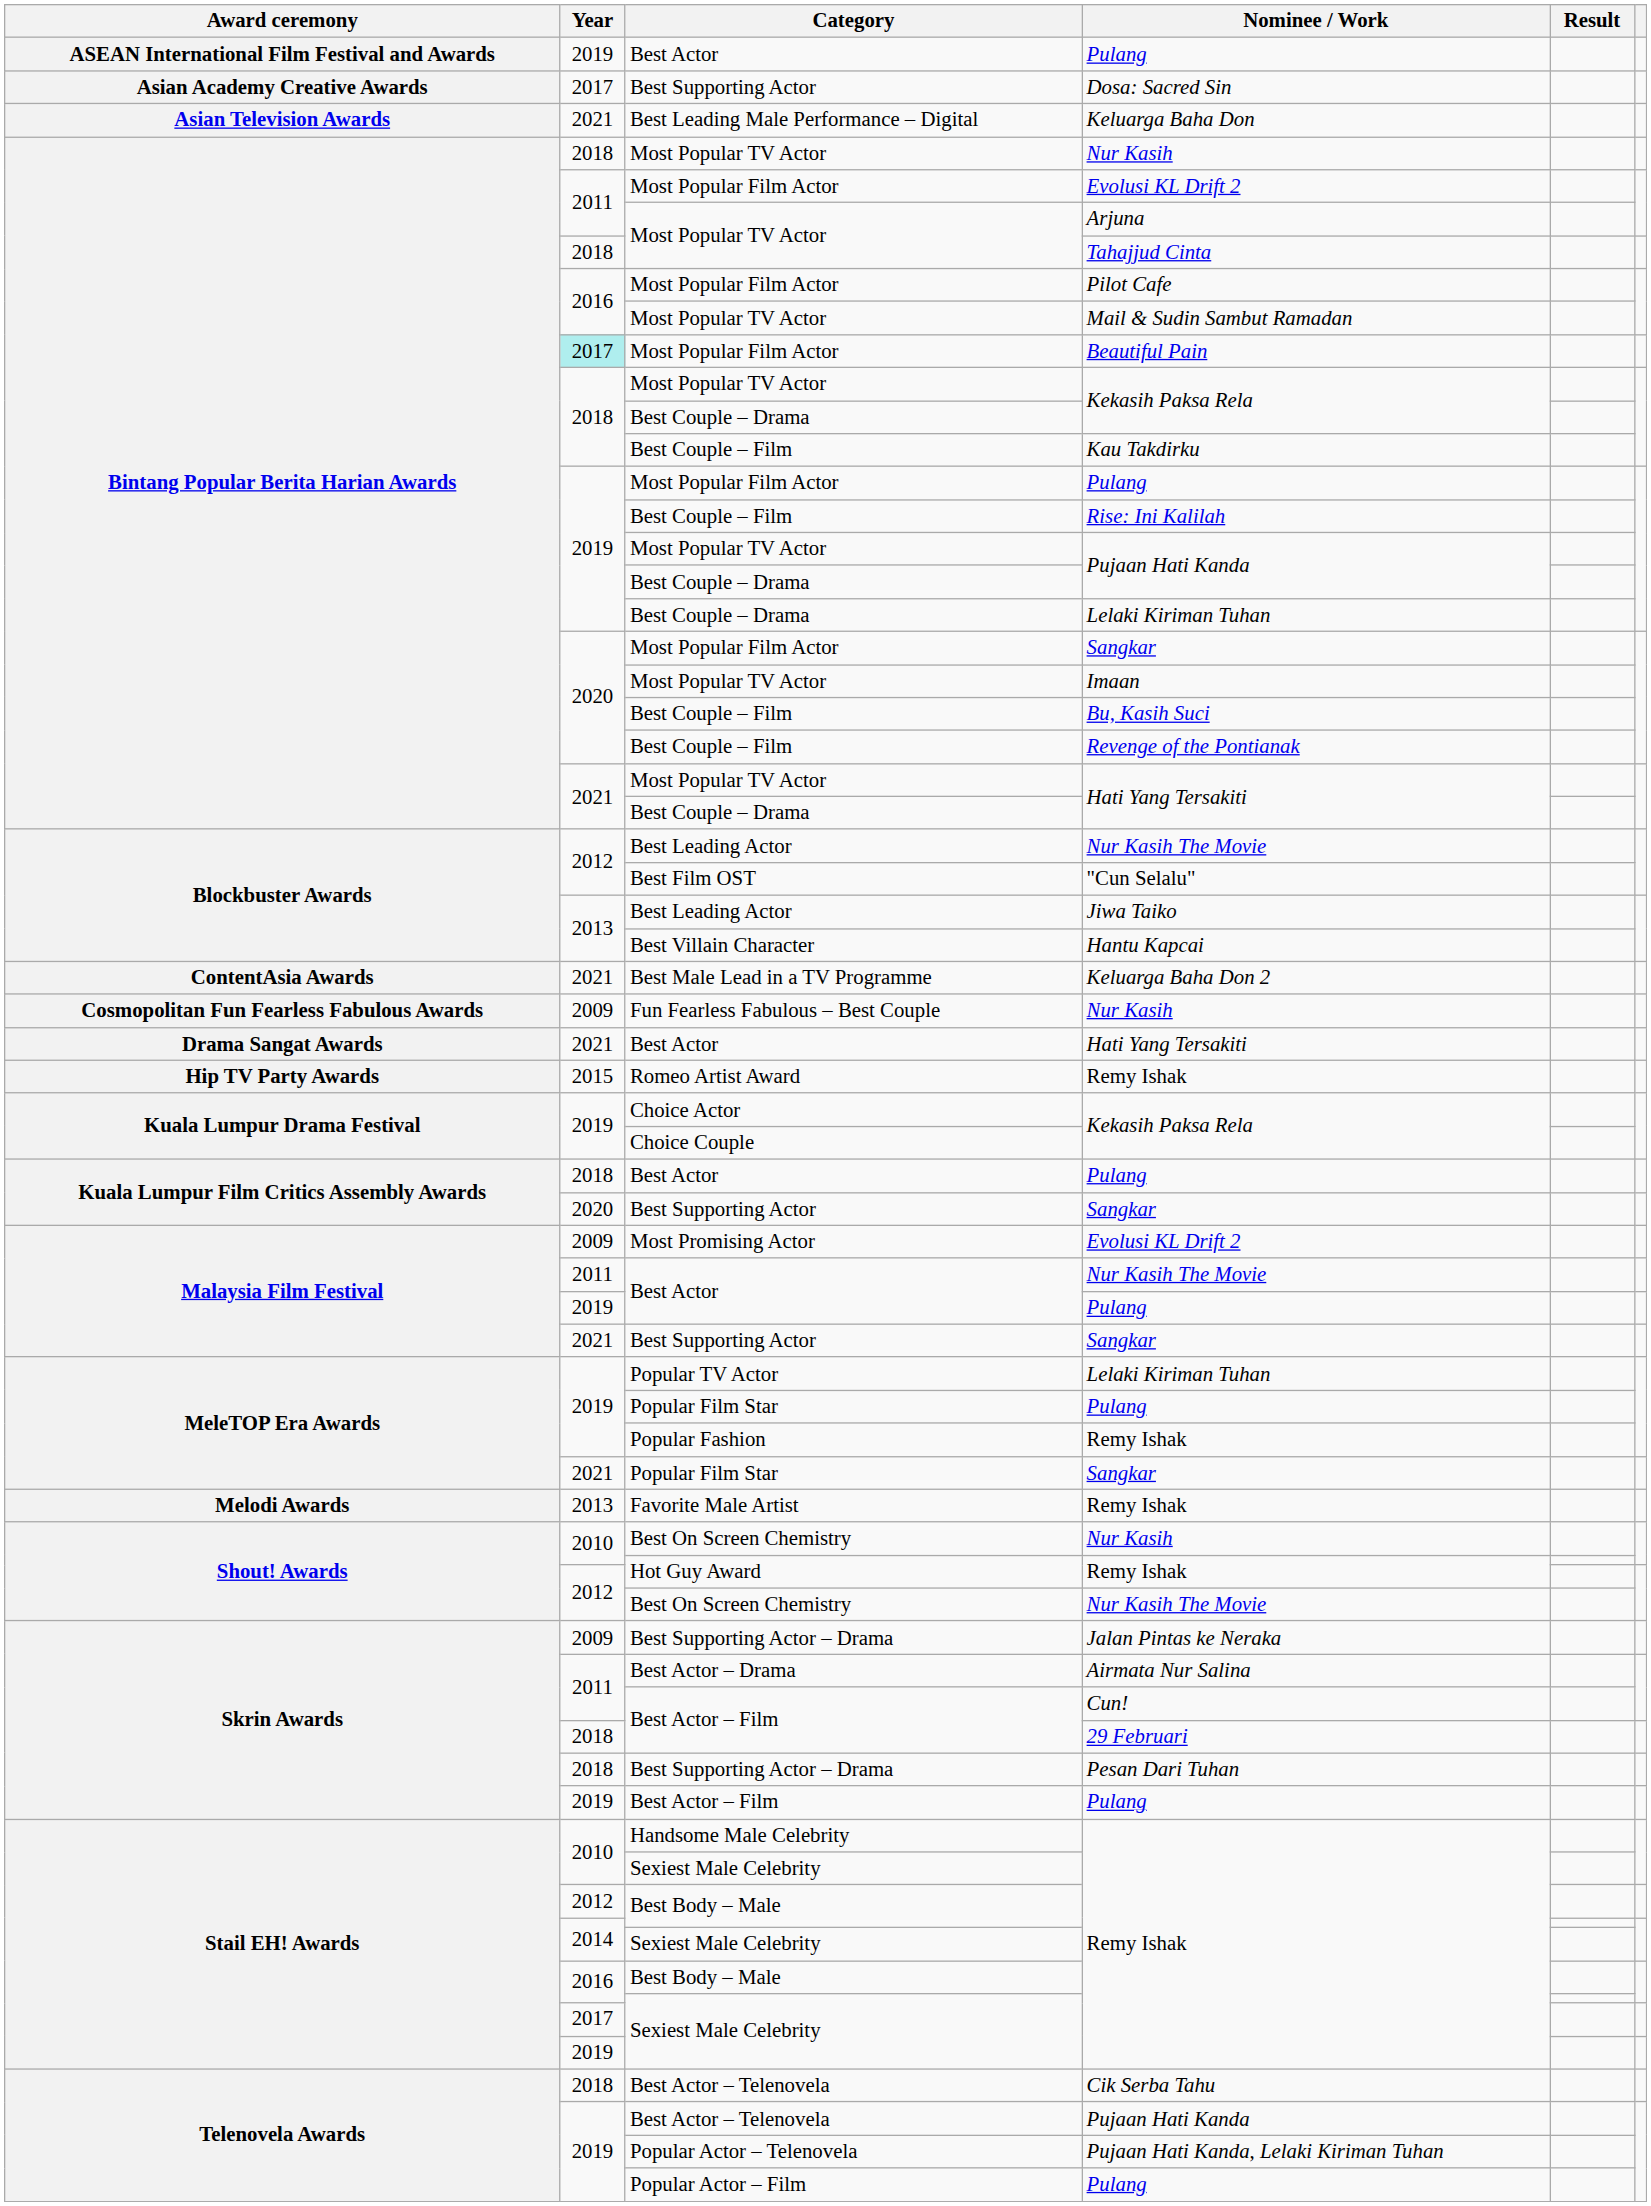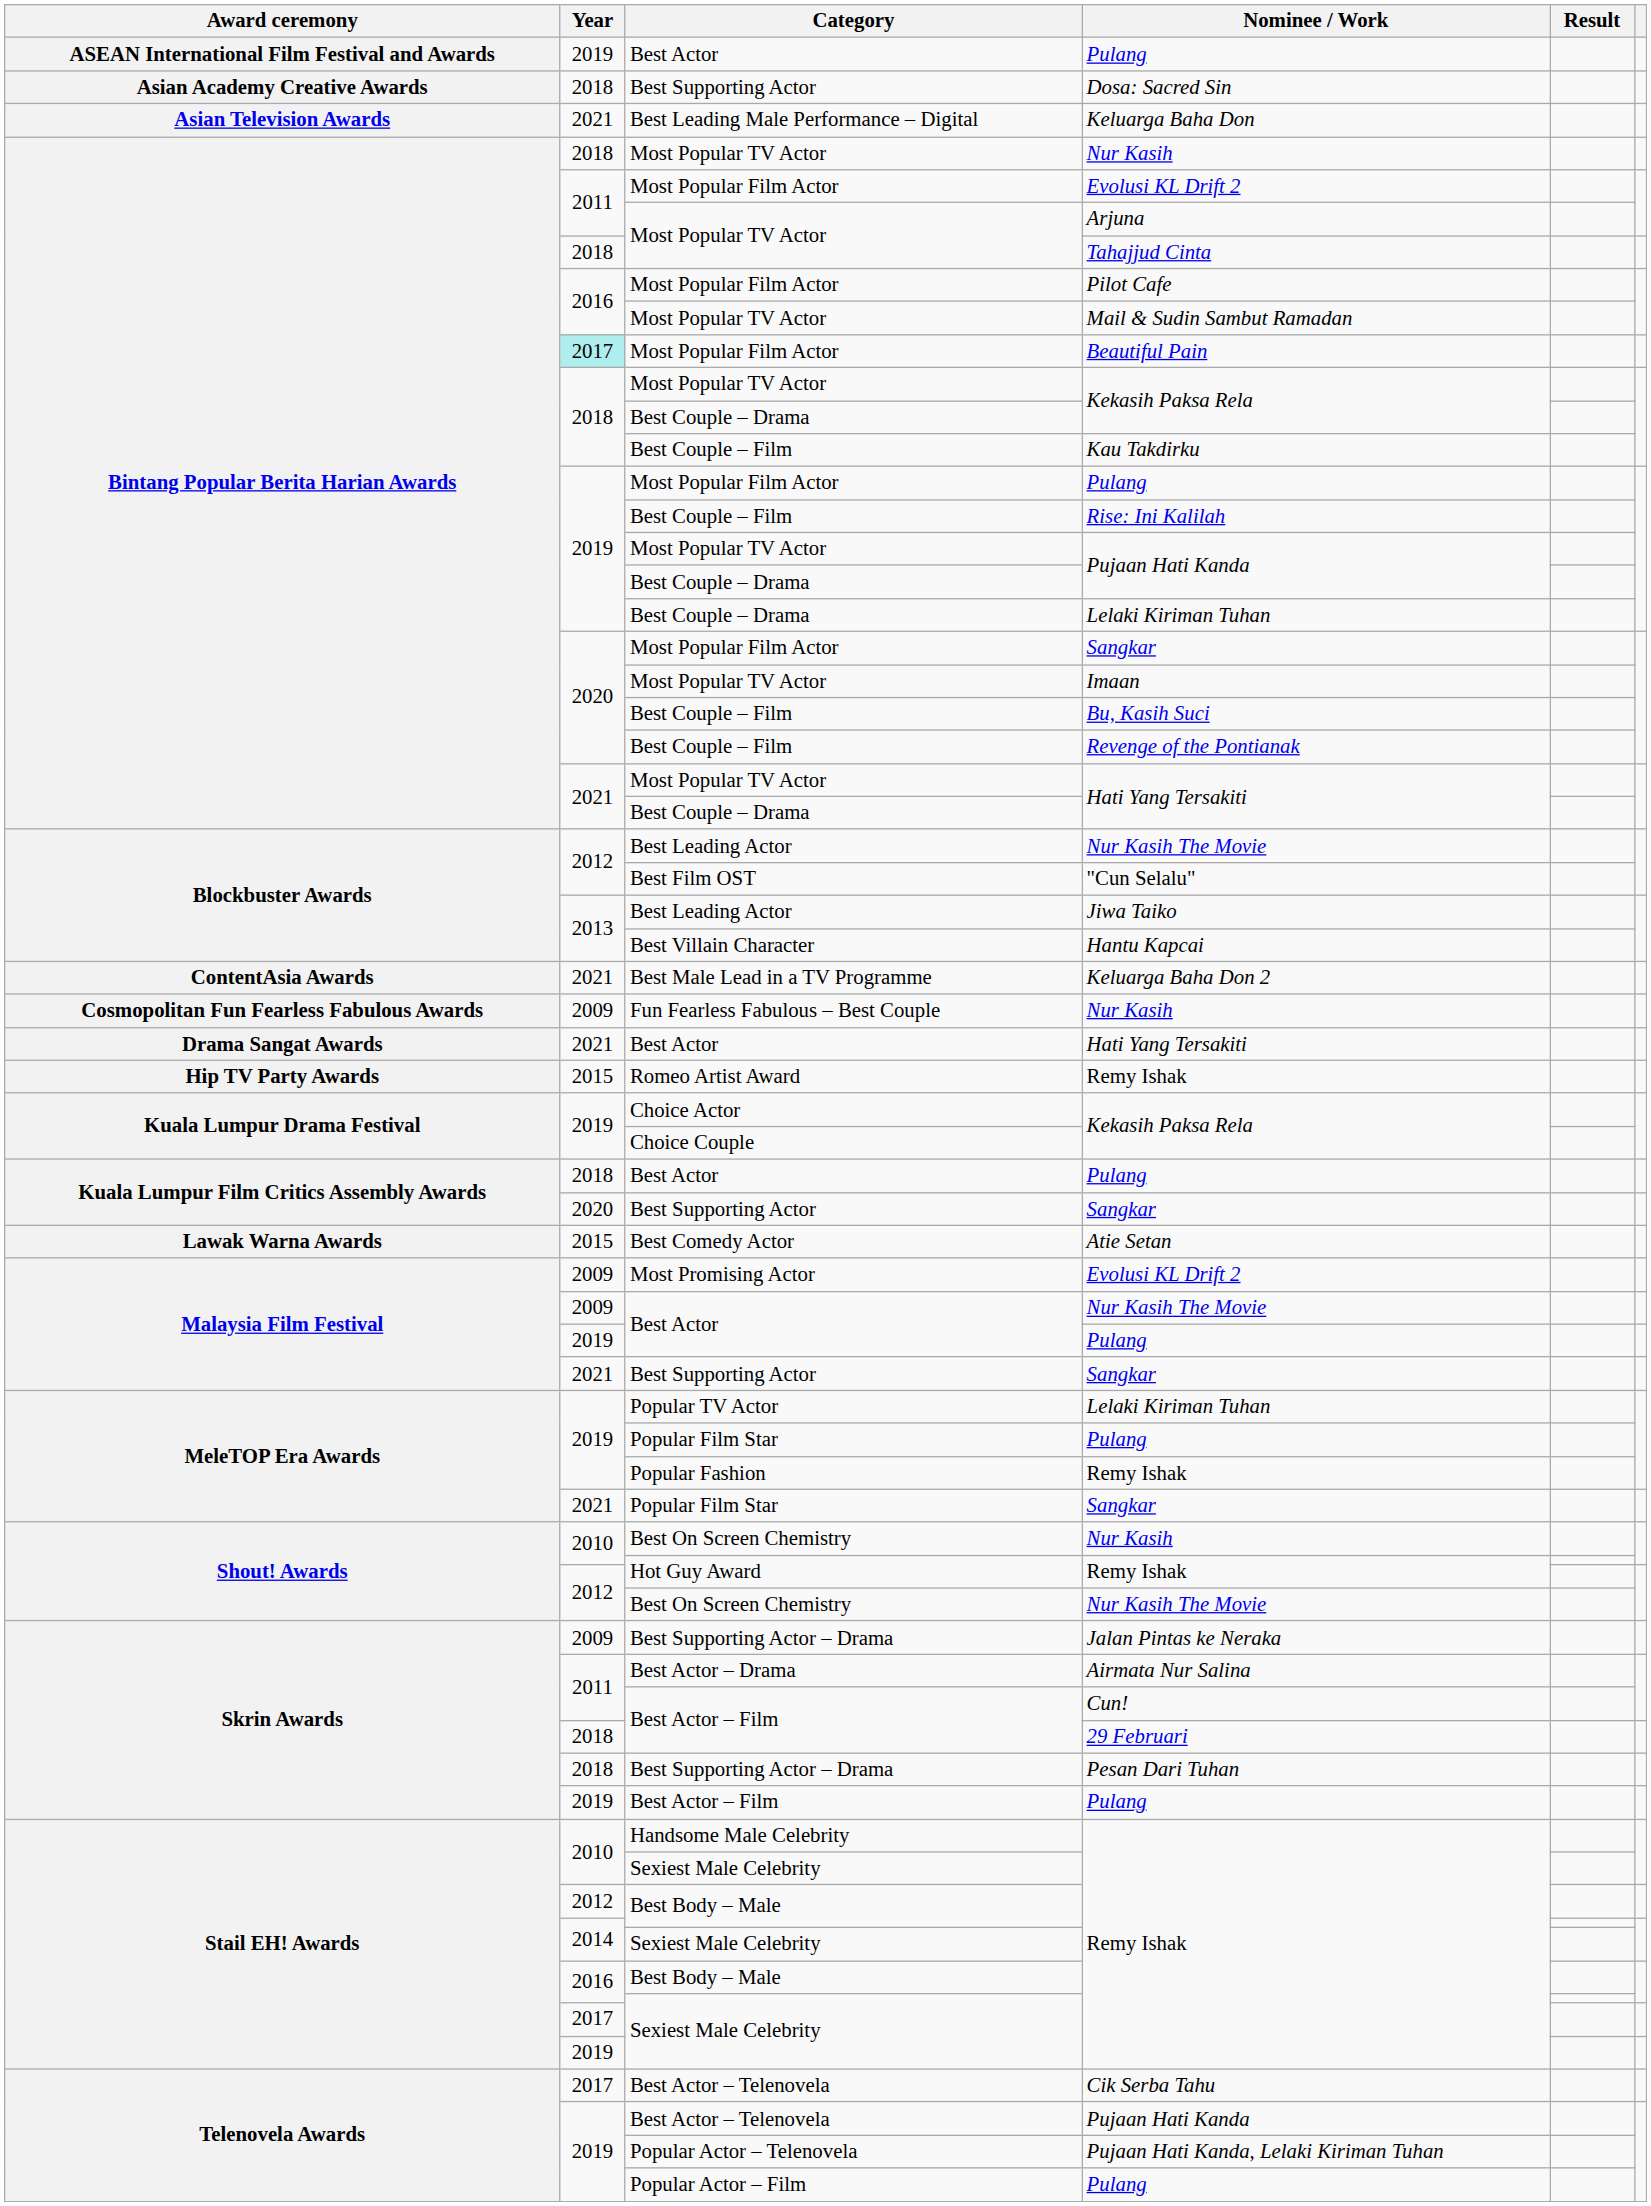(592, 86) 2017 -> (592, 86) 2018
+ row: (712, 1241)
(592, 1274) 2011 -> (592, 1307) 2009
- row: (714, 1505)
(592, 2085) 2018 -> (592, 2085) 2017
